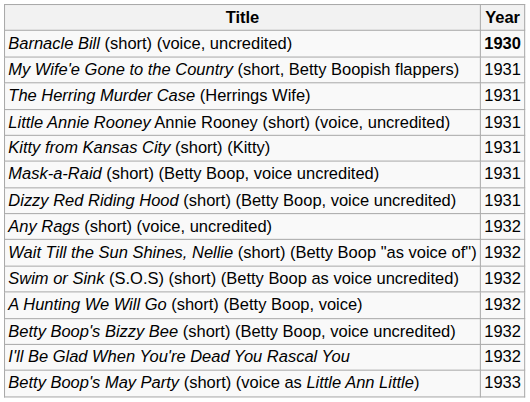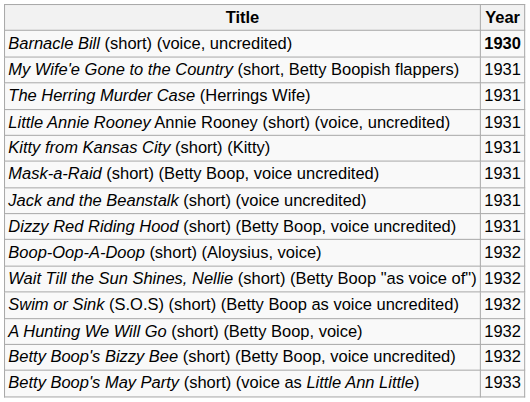+ row: (187, 200)
- row: (140, 226)
+ row: (165, 252)
- row: (179, 357)
